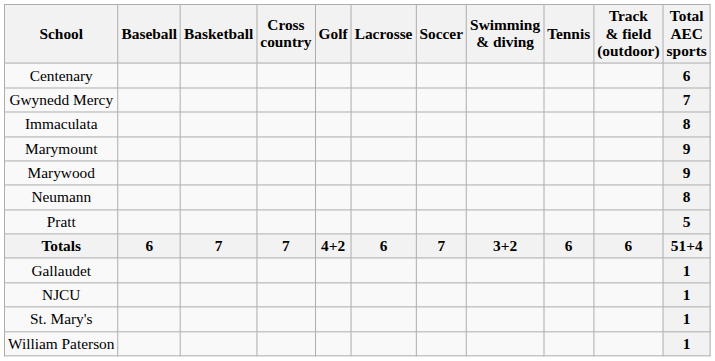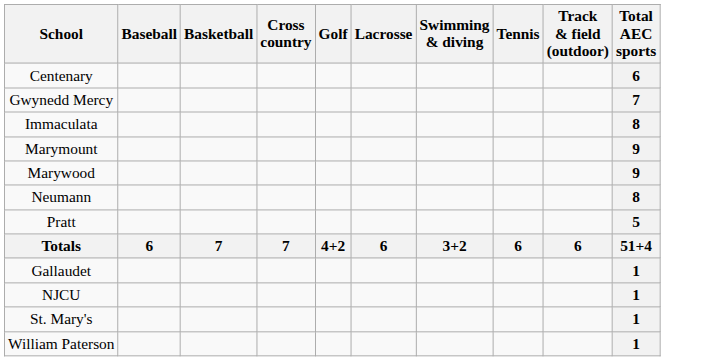- column: (441, 33)
